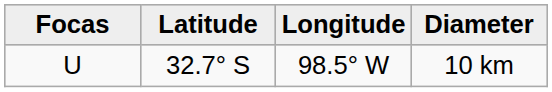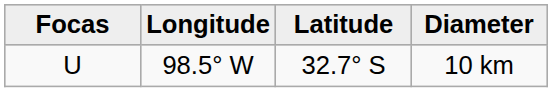columns swapped: (208, 24) <-> (344, 24)
